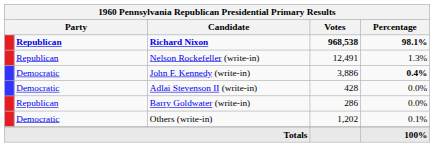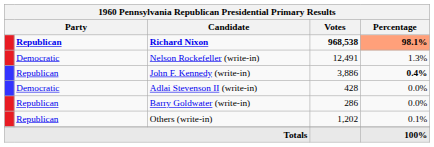(415, 42) no background -> (415, 42) lightsalmon background
(37, 58) Republican -> (38, 58) Democratic
(38, 73) Democratic -> (37, 73) Republican
(38, 119) Democratic -> (37, 119) Republican
